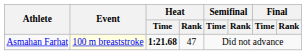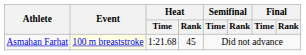(162, 42) bold -> (162, 42) normal
(192, 42) 47 -> (191, 42) 45
